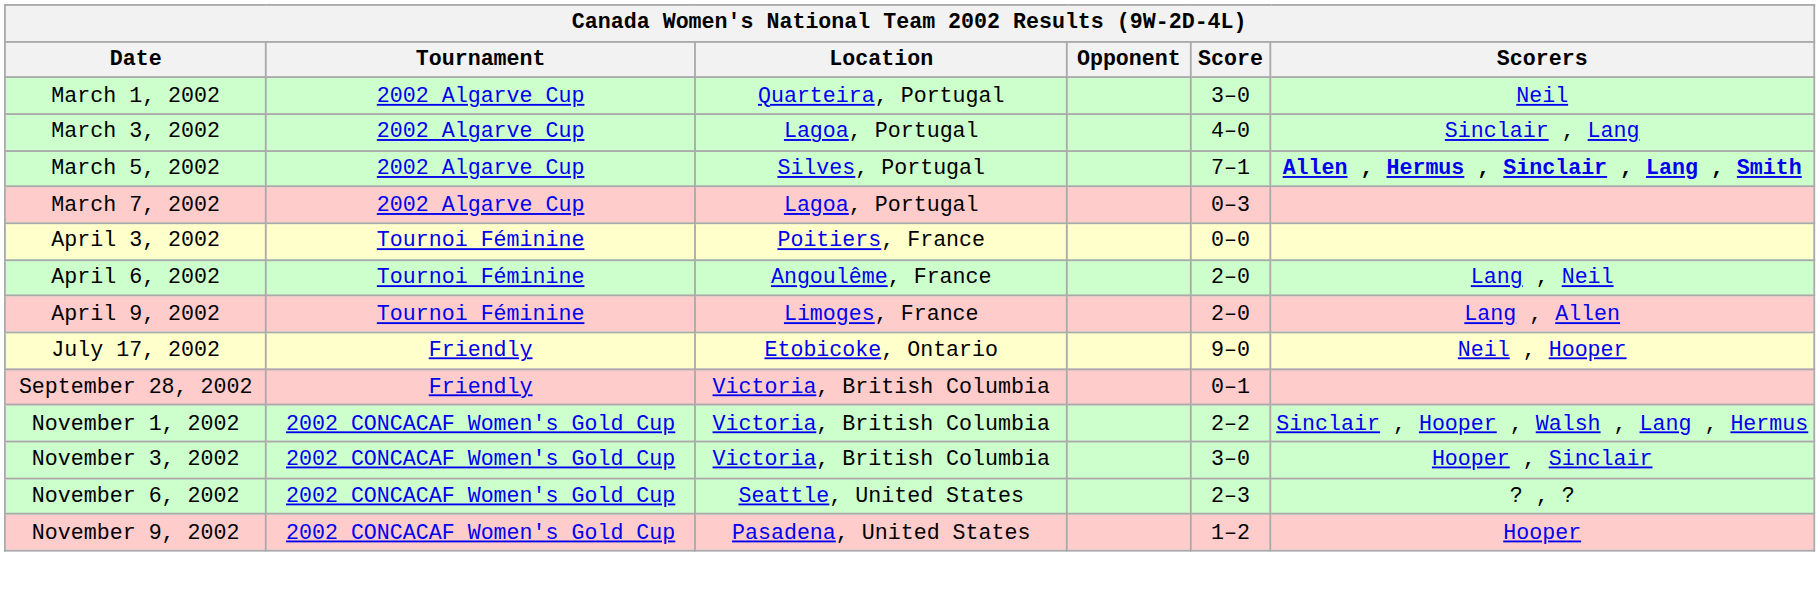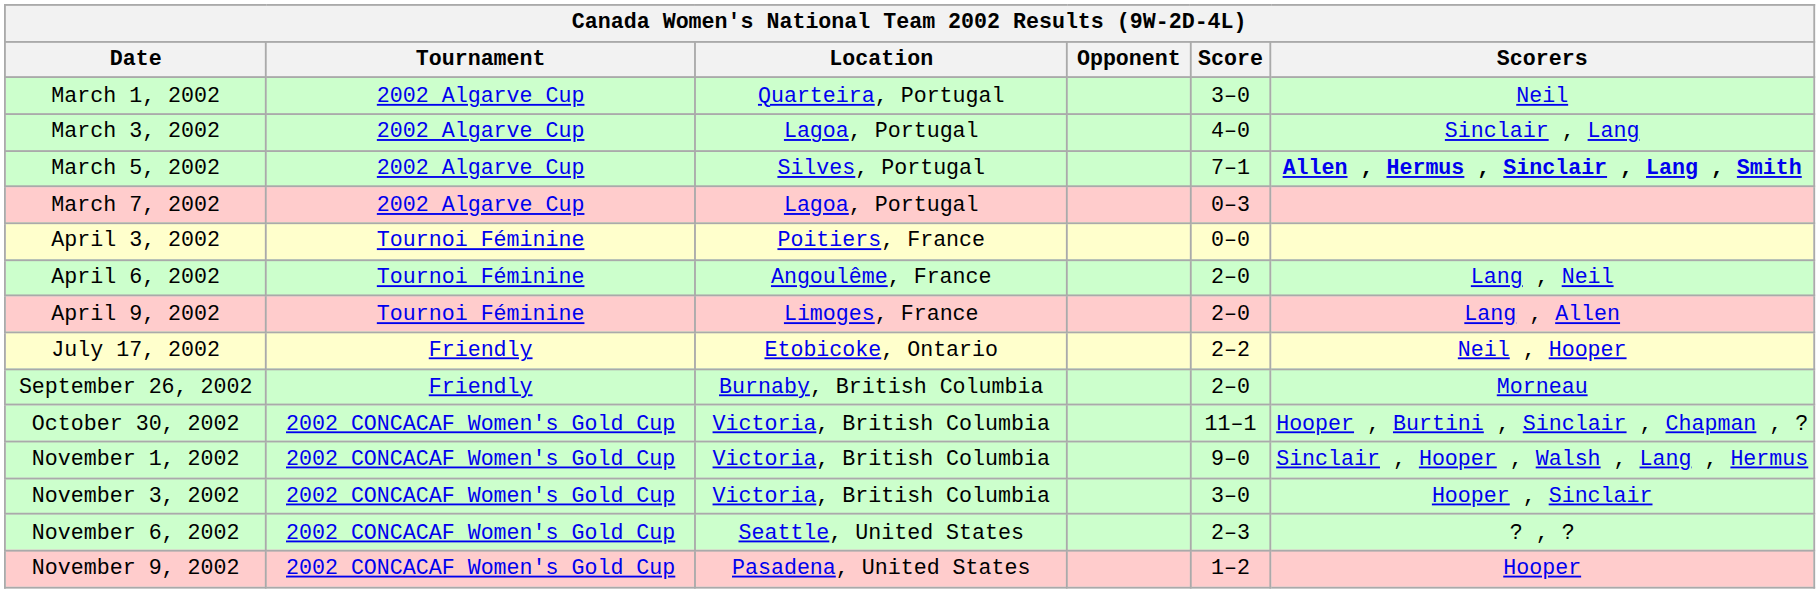(1231, 350) 9–0 -> (1231, 350) 2–2
+ row: (136, 386)
- row: (136, 386)
+ row: (136, 423)
(1231, 423) 2–2 -> (1231, 459) 9–0
